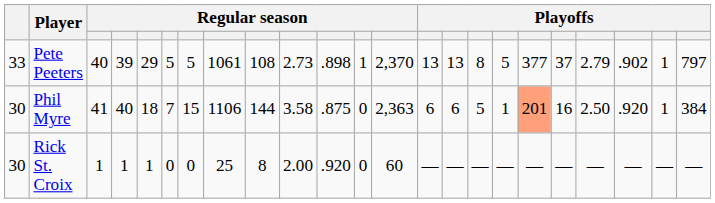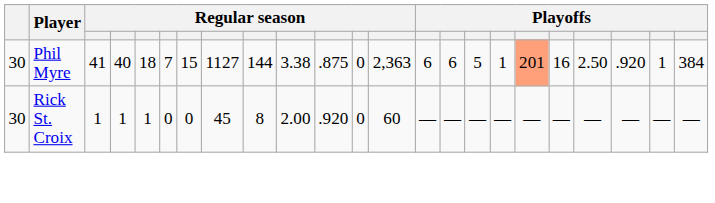- row: (58, 62)
(224, 109) 1106 -> (222, 62) 1127
(298, 109) 3.58 -> (295, 62) 3.38
(224, 165) 25 -> (222, 118) 45
